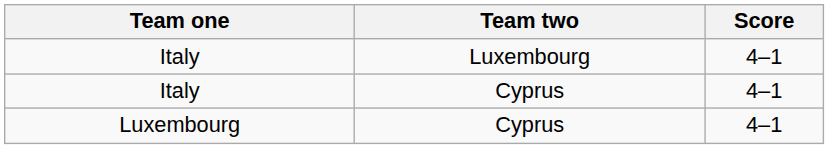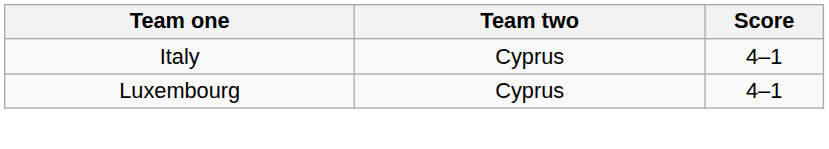- row: (180, 56)
